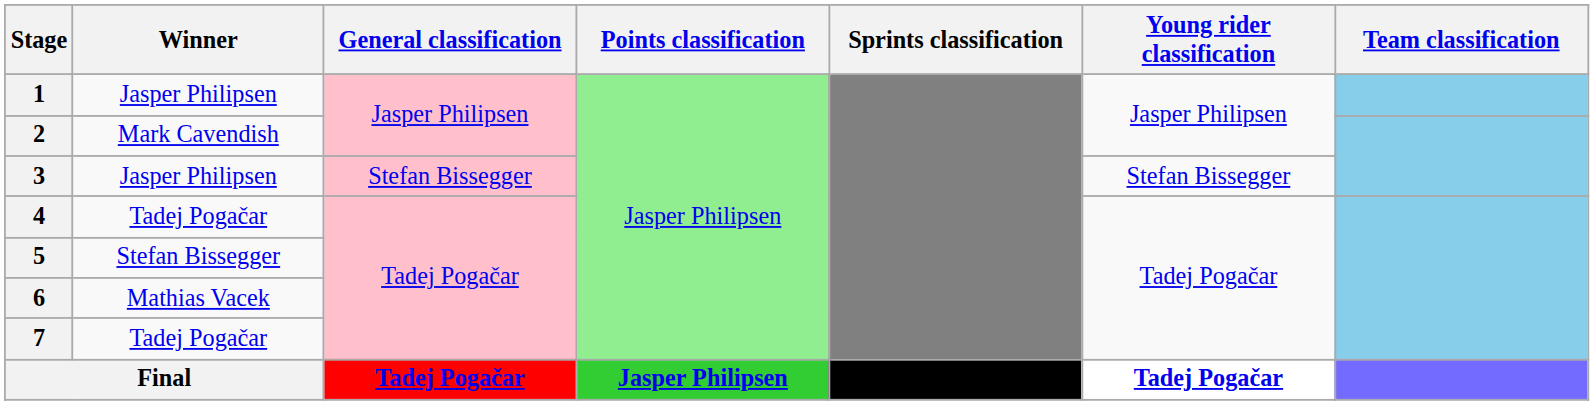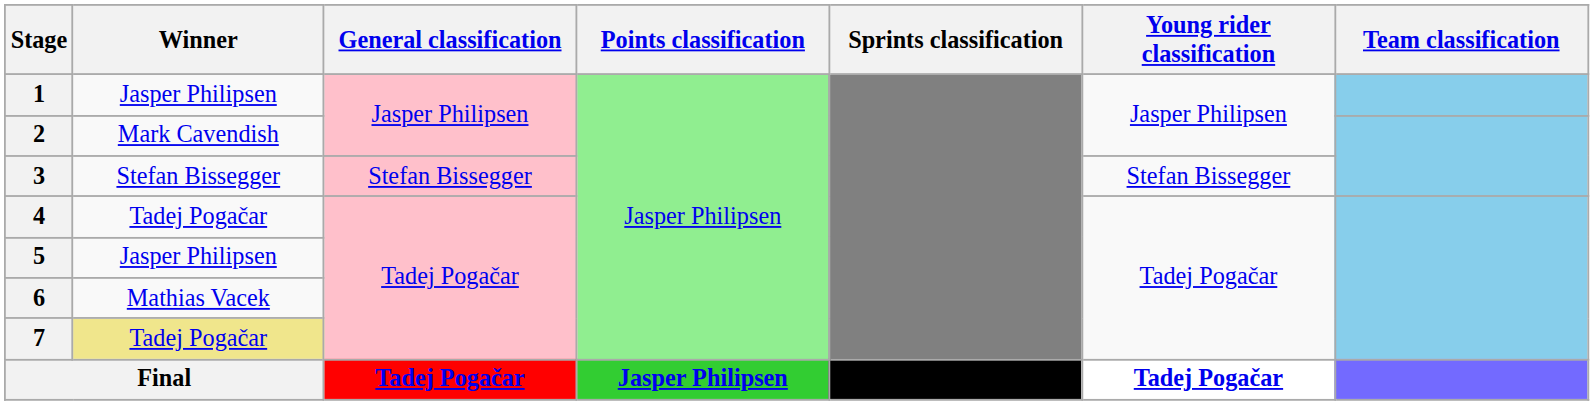(198, 176) Jasper Philipsen -> (198, 176) Stefan Bissegger
(198, 257) Stefan Bissegger -> (198, 257) Jasper Philipsen
(198, 338) no background -> (198, 338) khaki background
